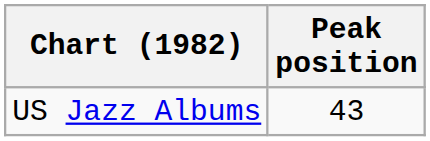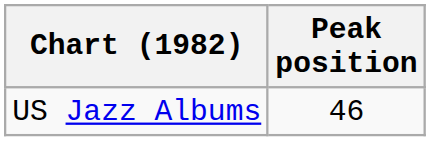(347, 112) 43 -> (347, 112) 46
